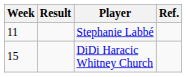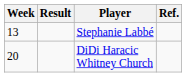(13, 31) 11 -> (13, 31) 13
(13, 56) 15 -> (13, 56) 20
